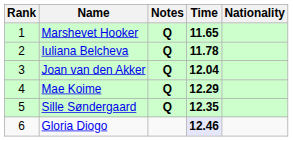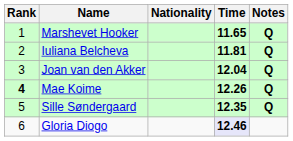columns swapped: (255, 13) <-> (167, 13)
(204, 51) 11.78 -> (232, 51) 11.81
(22, 88) normal -> (22, 88) bold
(204, 88) 12.29 -> (232, 88) 12.26
